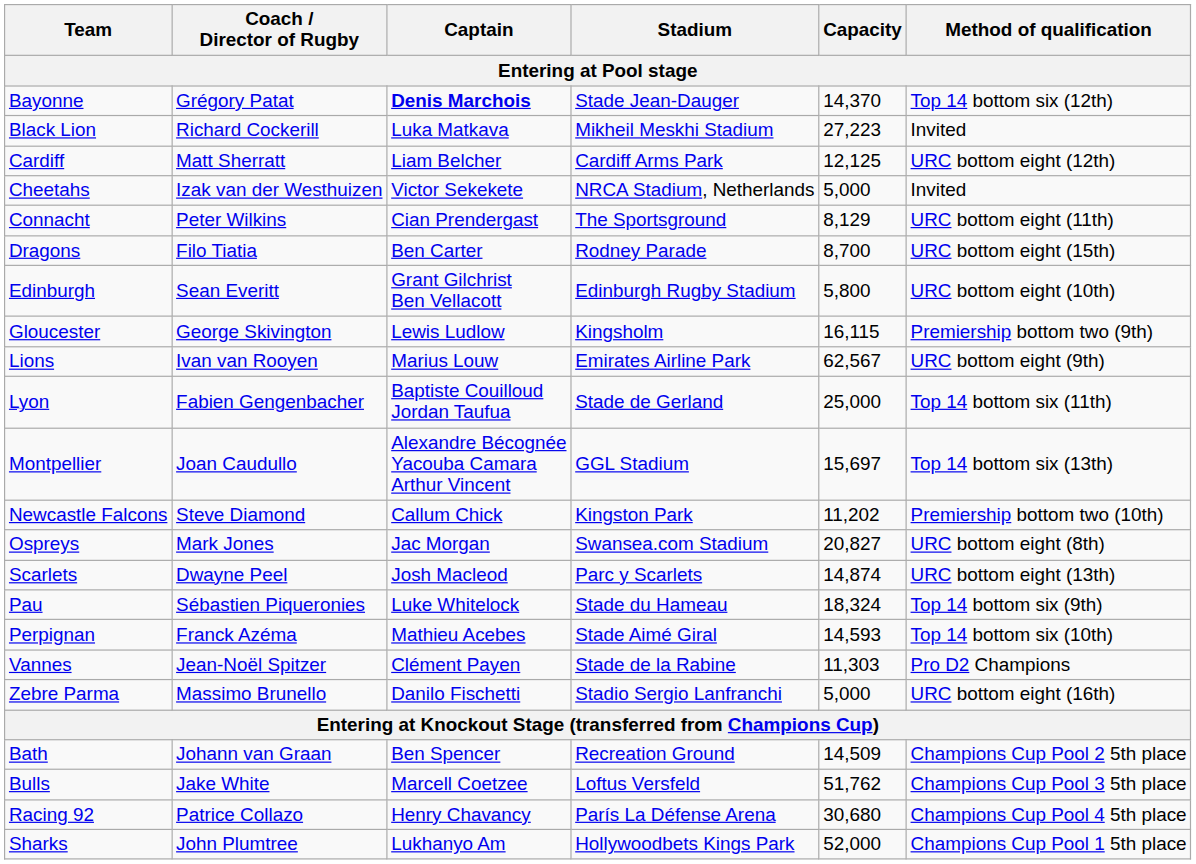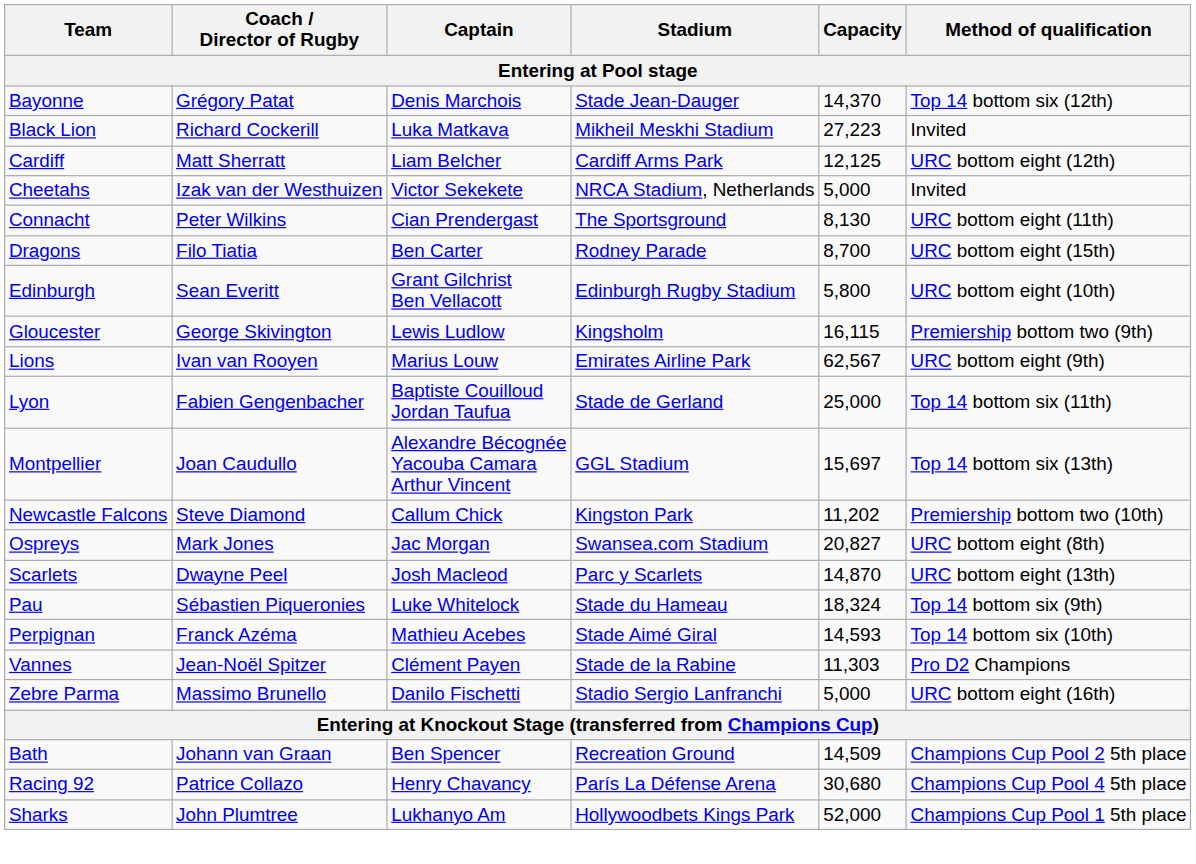(461, 100) bold -> (456, 100) normal
(847, 220) 8,129 -> (847, 220) 8,130
(852, 574) 14,874 -> (852, 574) 14,870
- row: (29, 784)
